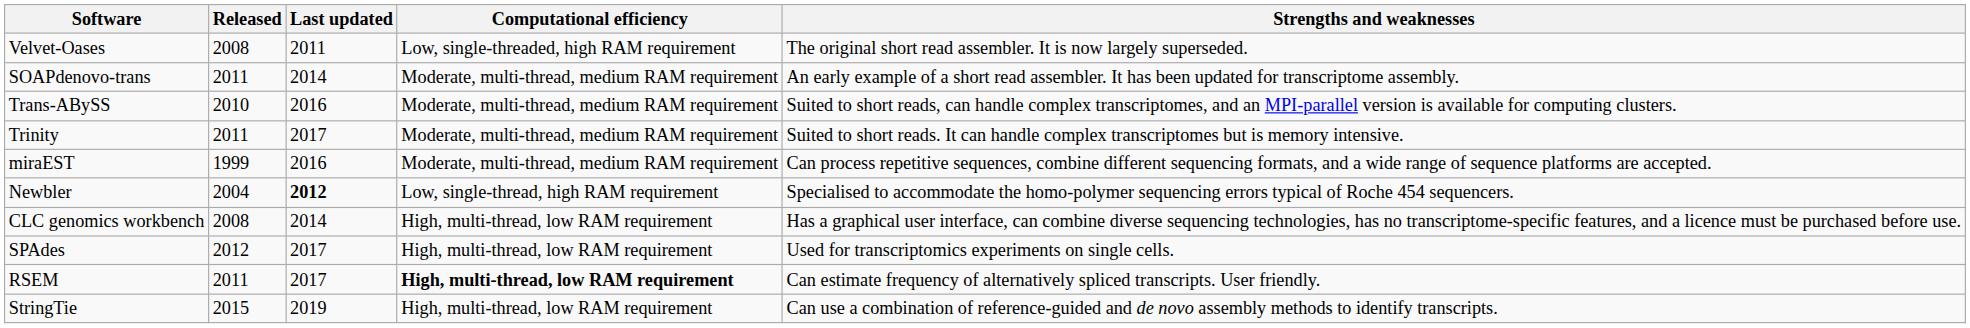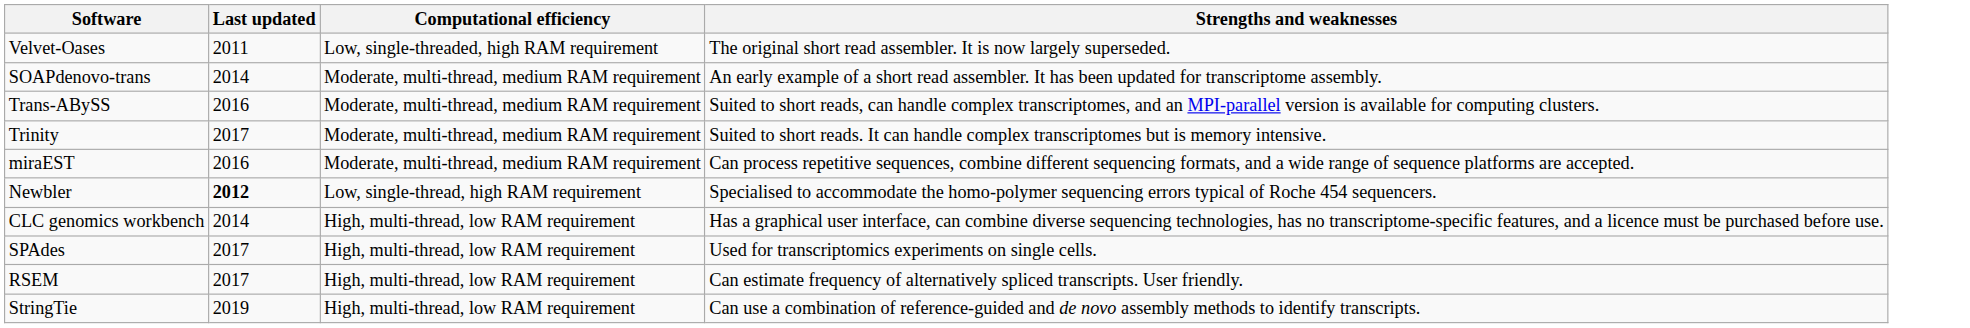- column: (247, 18)
(568, 279) bold -> (480, 279) normal
